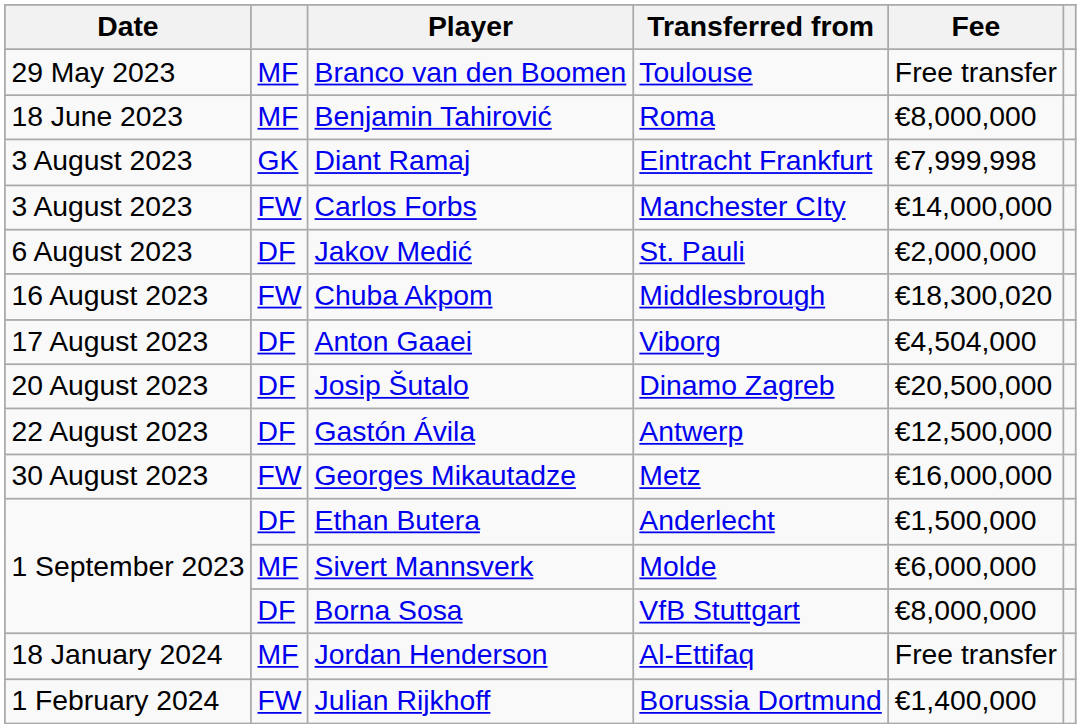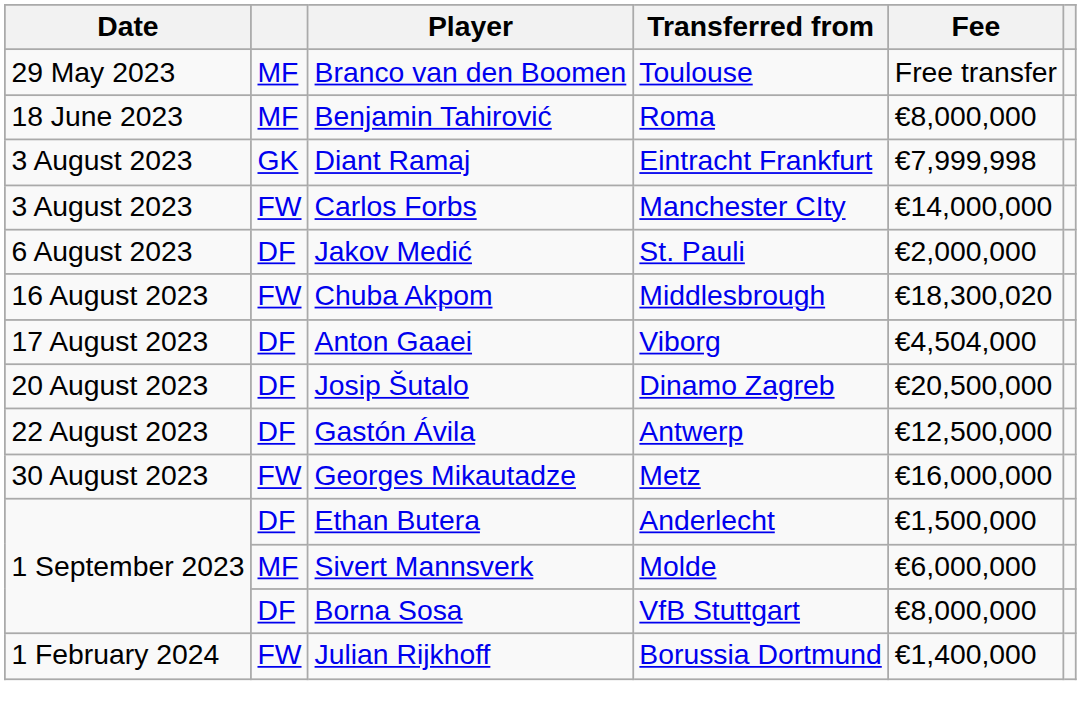- row: (431, 655)
